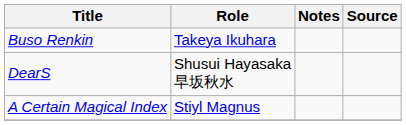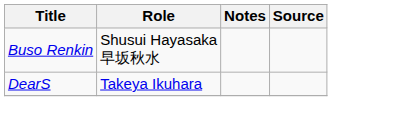(225, 40) Takeya Ikuhara -> (159, 49) Shusui Hayasaka 早坂秋水
(233, 73) Shusui Hayasaka 早坂秋水 -> (151, 83) Takeya Ikuhara
- row: (87, 107)
